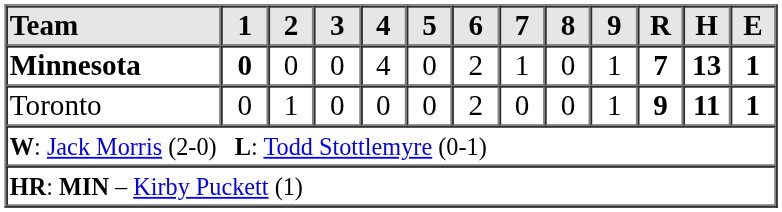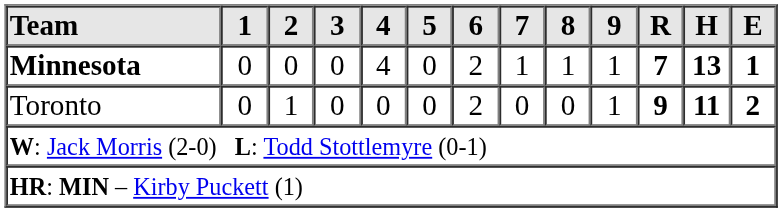(245, 65) bold -> (245, 65) normal
(568, 65) 0 -> (568, 65) 1
(753, 105) 1 -> (753, 105) 2
